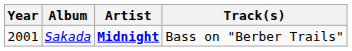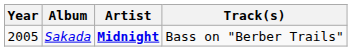(23, 36) 2001 -> (23, 36) 2005
